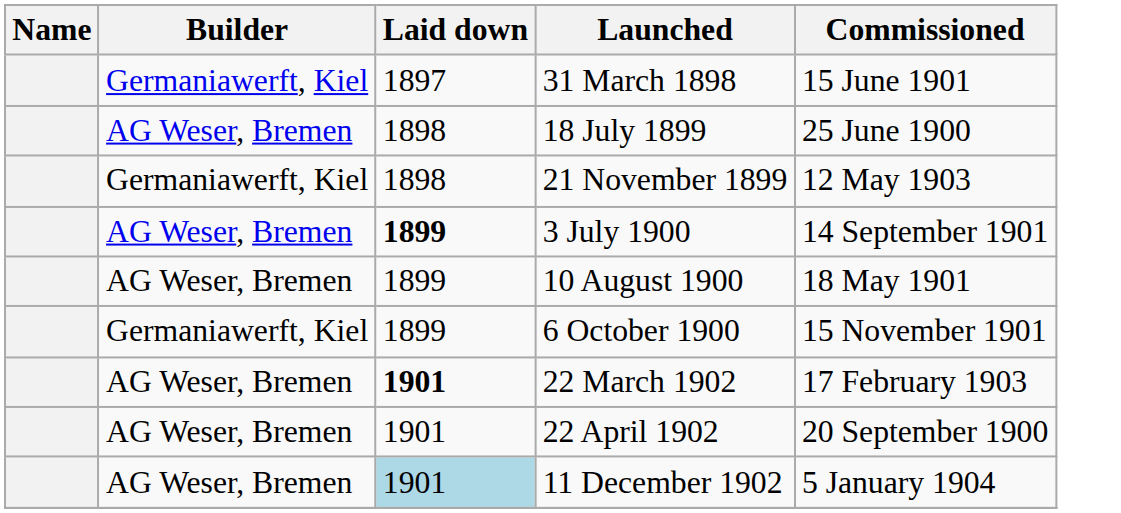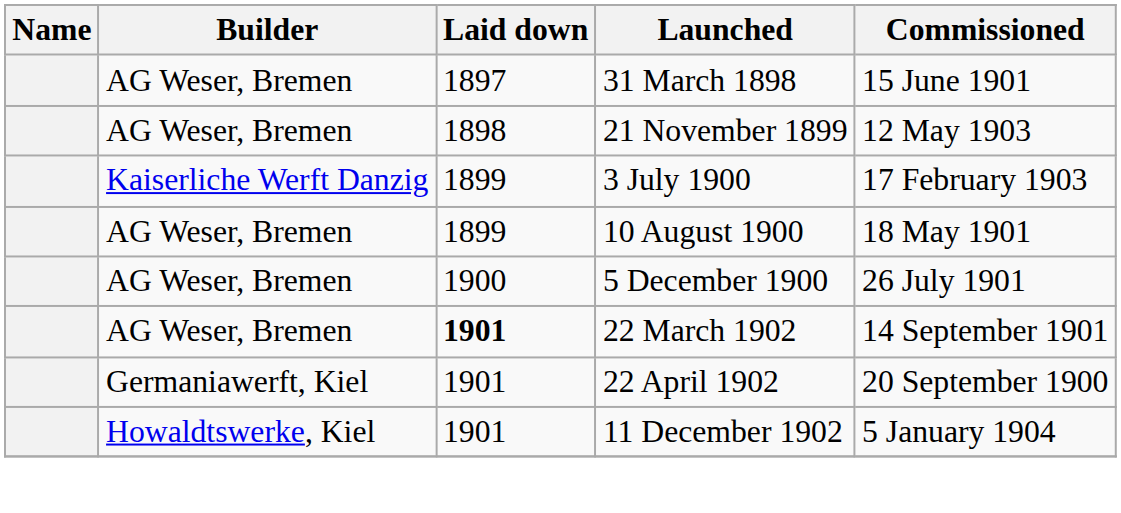(237, 79) Germaniawerft, Kiel -> (229, 79) AG Weser, Bremen
- row: (625, 130)
(237, 180) Germaniawerft, Kiel -> (229, 130) AG Weser, Bremen
(229, 230) AG Weser, Bremen -> (267, 180) Kaiserliche Werft Danzig
(414, 230) bold -> (475, 180) normal
(925, 230) 14 September 1901 -> (975, 180) 17 February 1903
- row: (641, 331)
+ row: (715, 280)
(915, 381) 17 February 1903 -> (985, 331) 14 September 1901
(229, 431) AG Weser, Bremen -> (237, 381) Germaniawerft, Kiel
(229, 481) AG Weser, Bremen -> (241, 431) Howaldtswerke, Kiel
(414, 481) lightblue background -> (475, 431) no background
